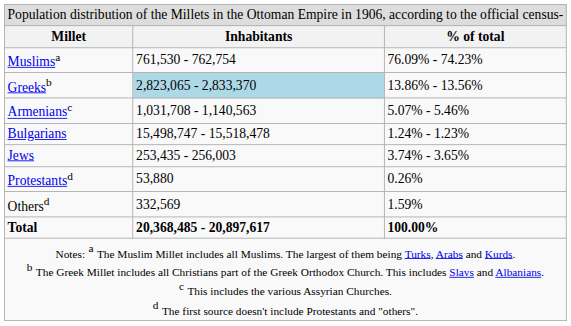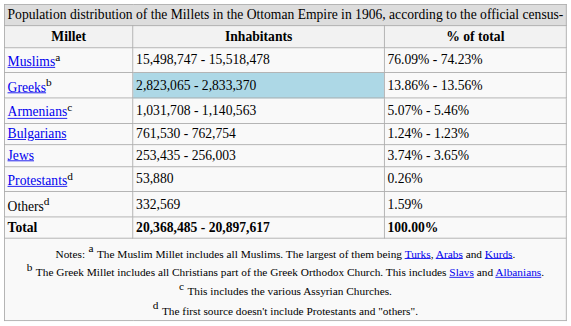(186, 60) 761,530 - 762,754 -> (203, 60) 15,498,747 - 15,518,478
(203, 134) 15,498,747 - 15,518,478 -> (186, 134) 761,530 - 762,754
